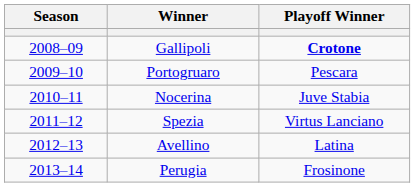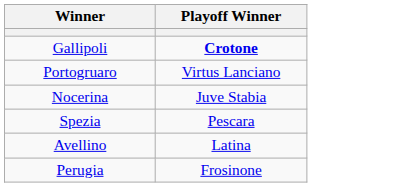- column: (56, 32)
(334, 72) Pescara -> (231, 72) Virtus Lanciano
(334, 121) Virtus Lanciano -> (231, 121) Pescara
